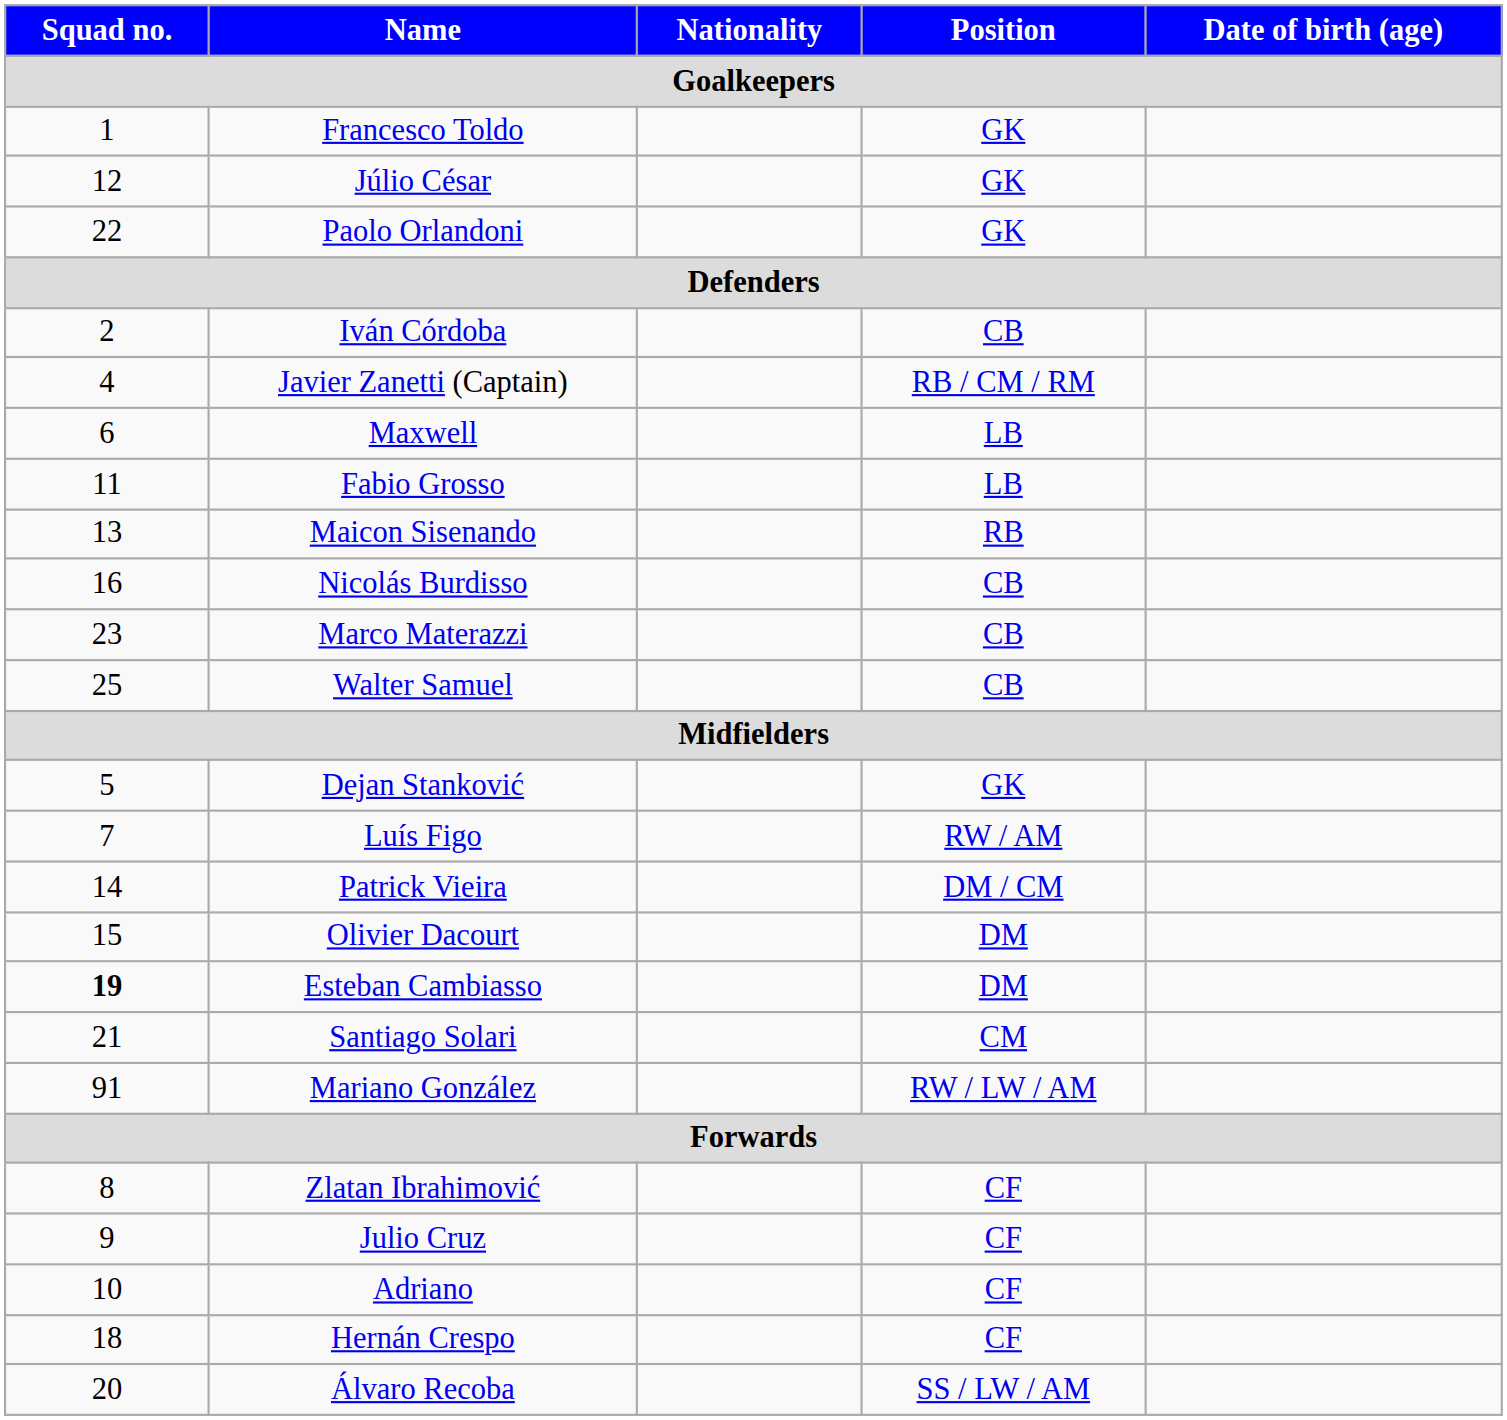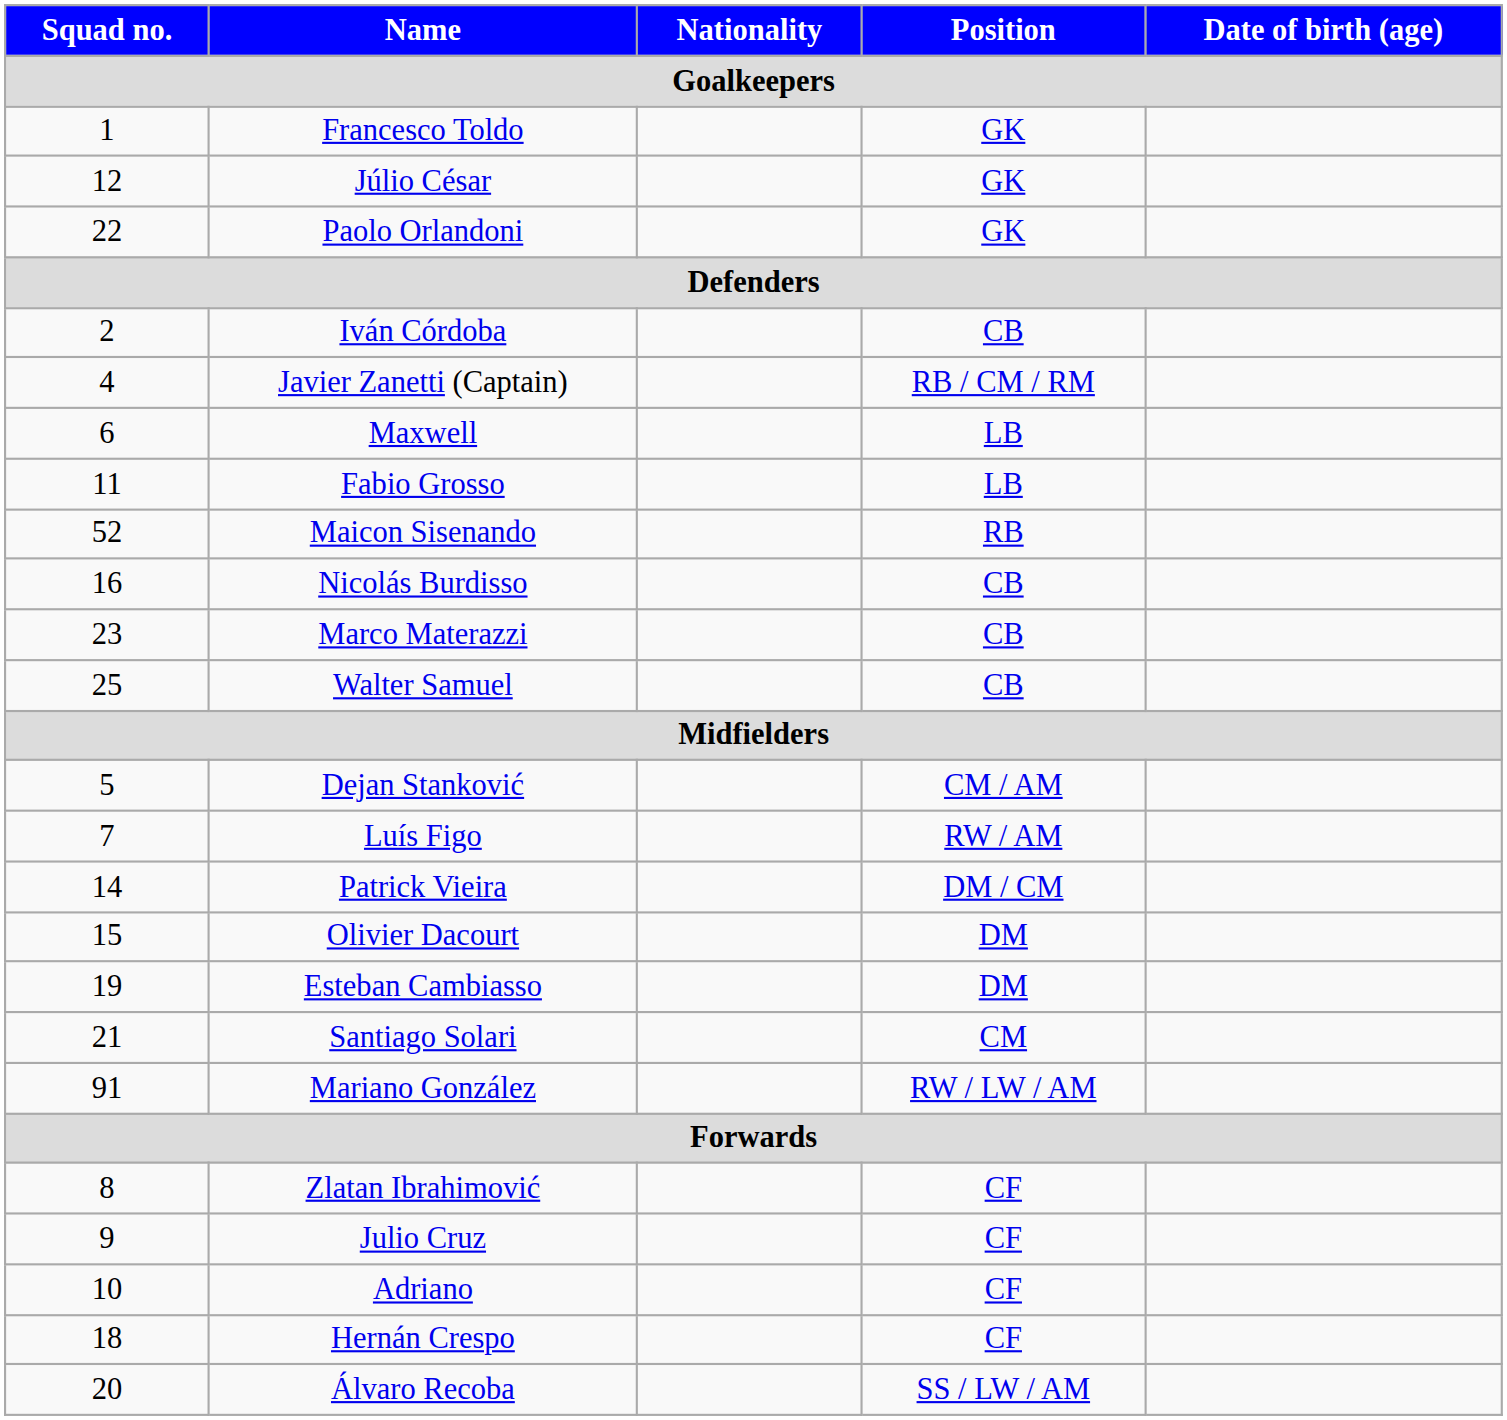(107, 533) 13 -> (107, 533) 52
(1003, 785) GK -> (1003, 785) CM / AM
(107, 986) bold -> (107, 986) normal
